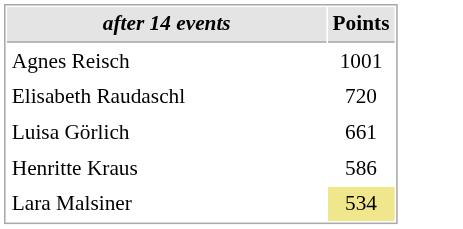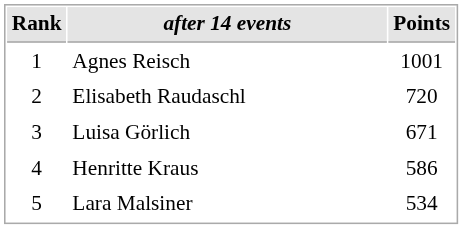+ column: (37, 23)
(361, 132) 661 -> (422, 132) 671
(361, 203) khaki background -> (422, 203) no background
